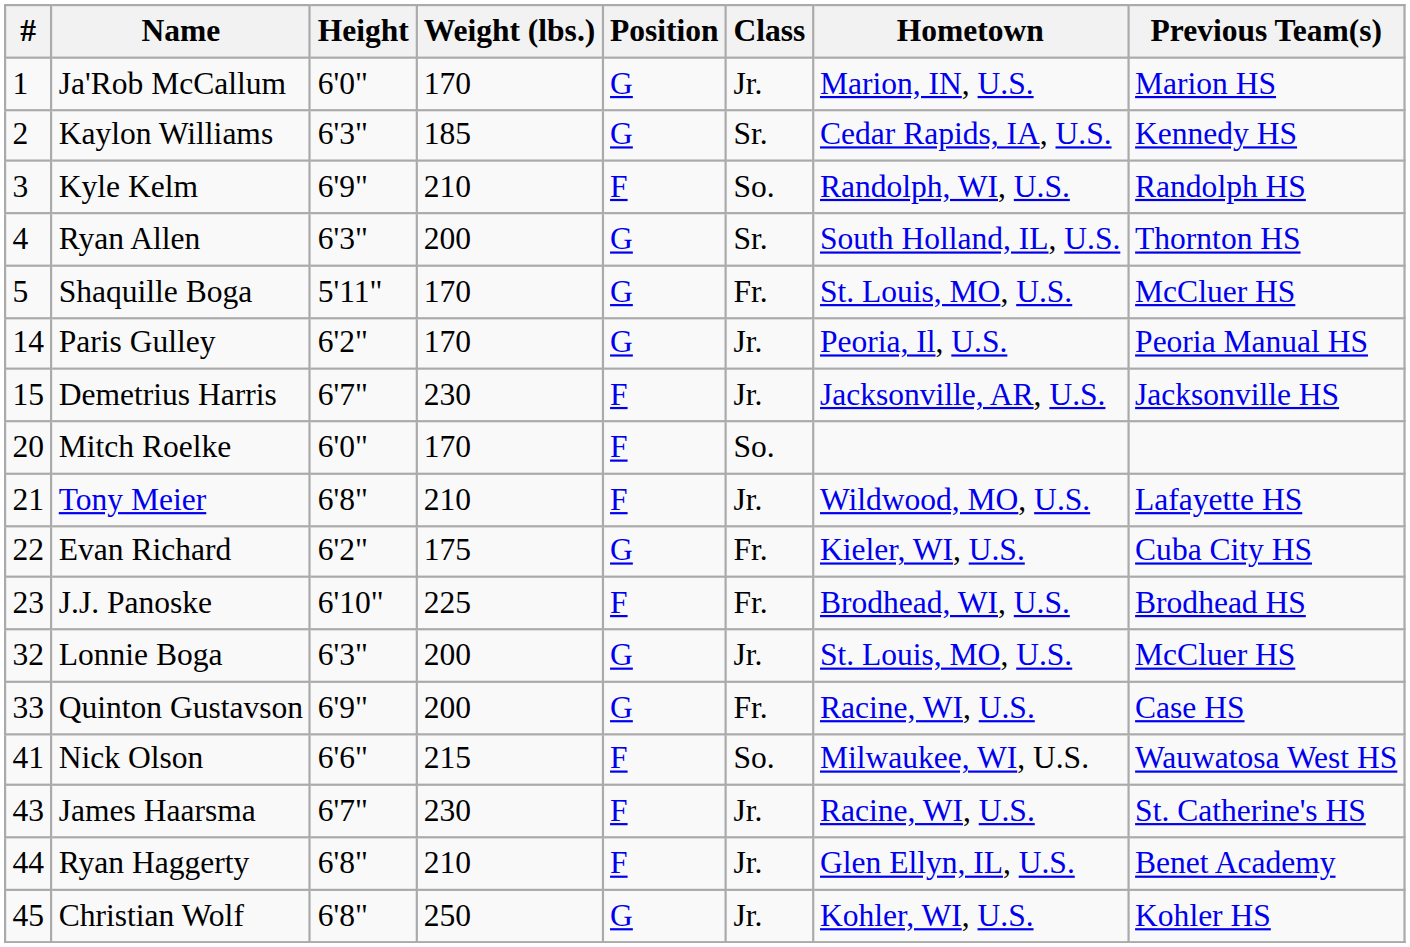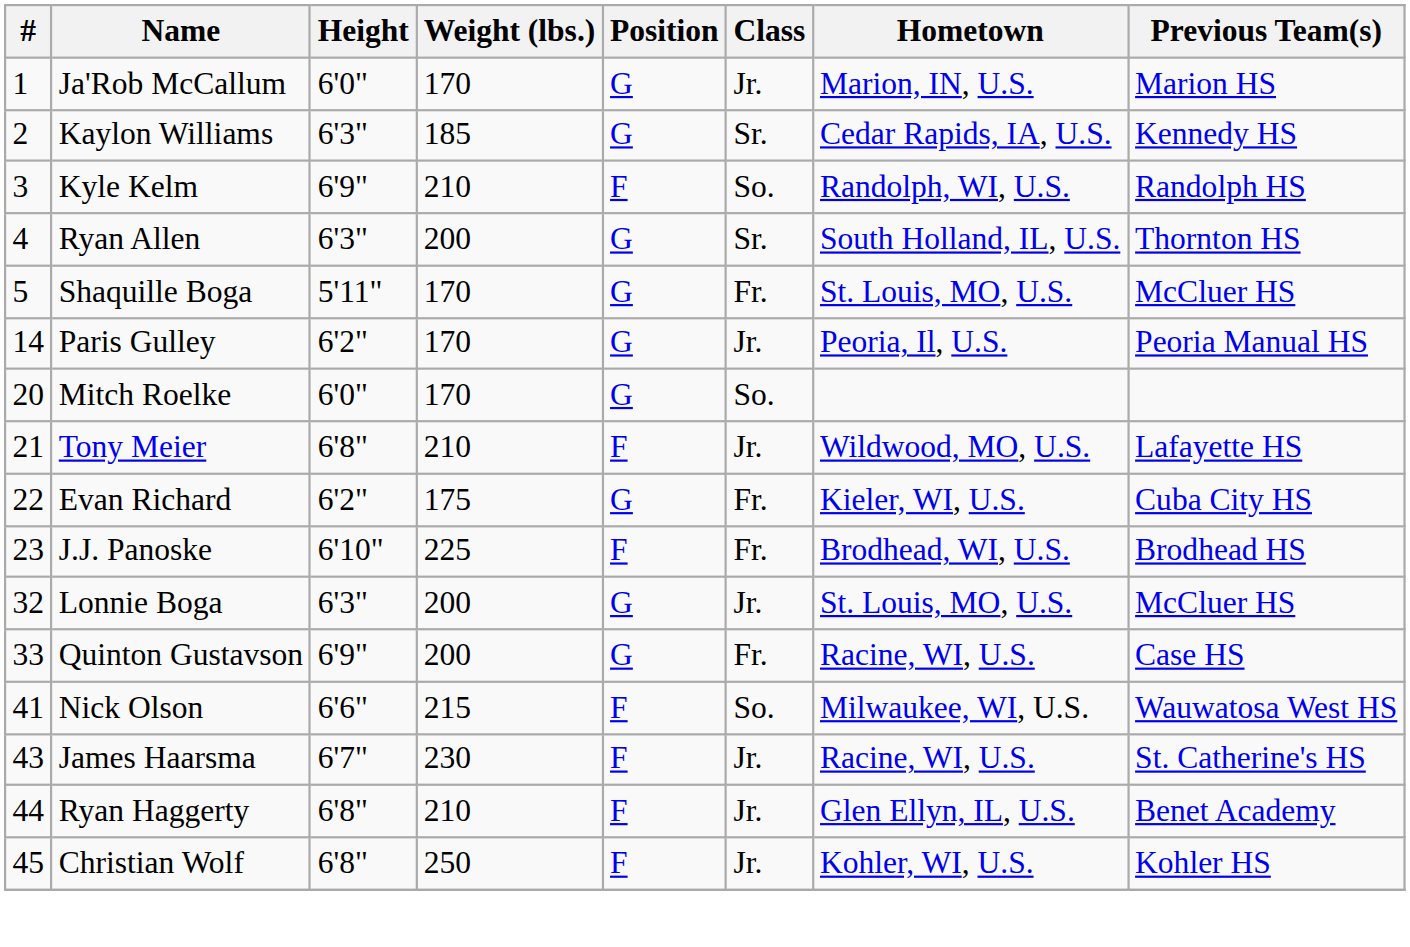- row: (168, 394)
(619, 446) F -> (621, 394) G
(621, 915) G -> (619, 863) F
